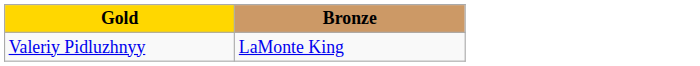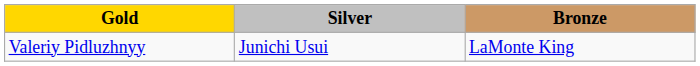+ column: (350, 18)
